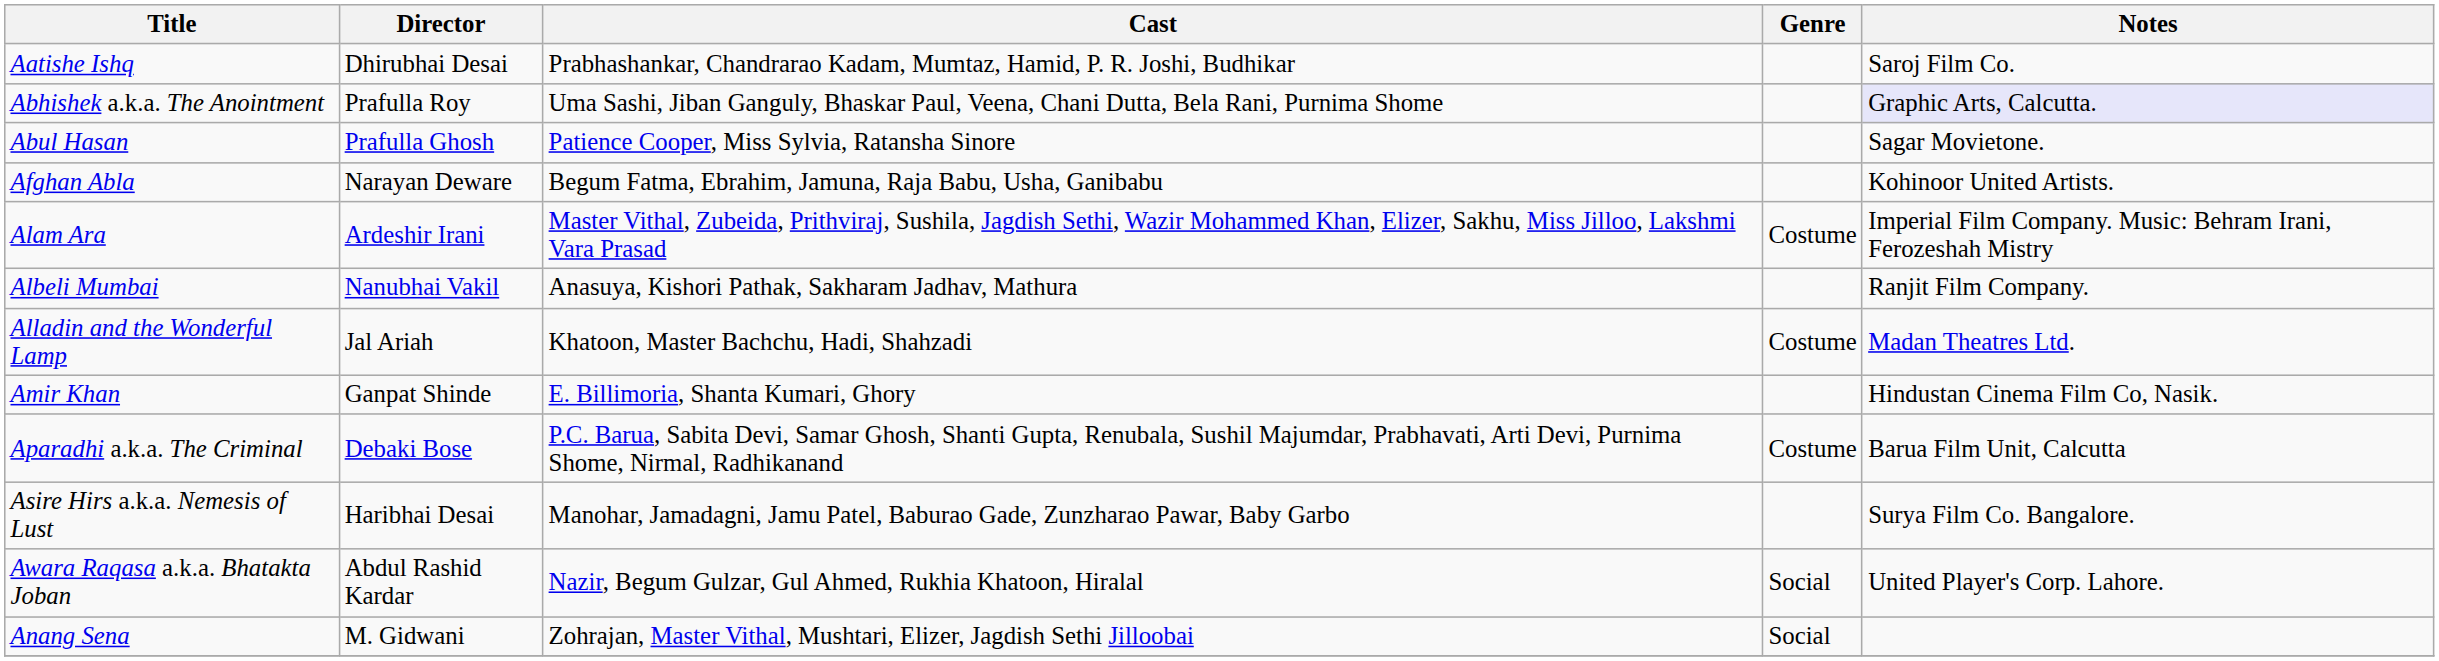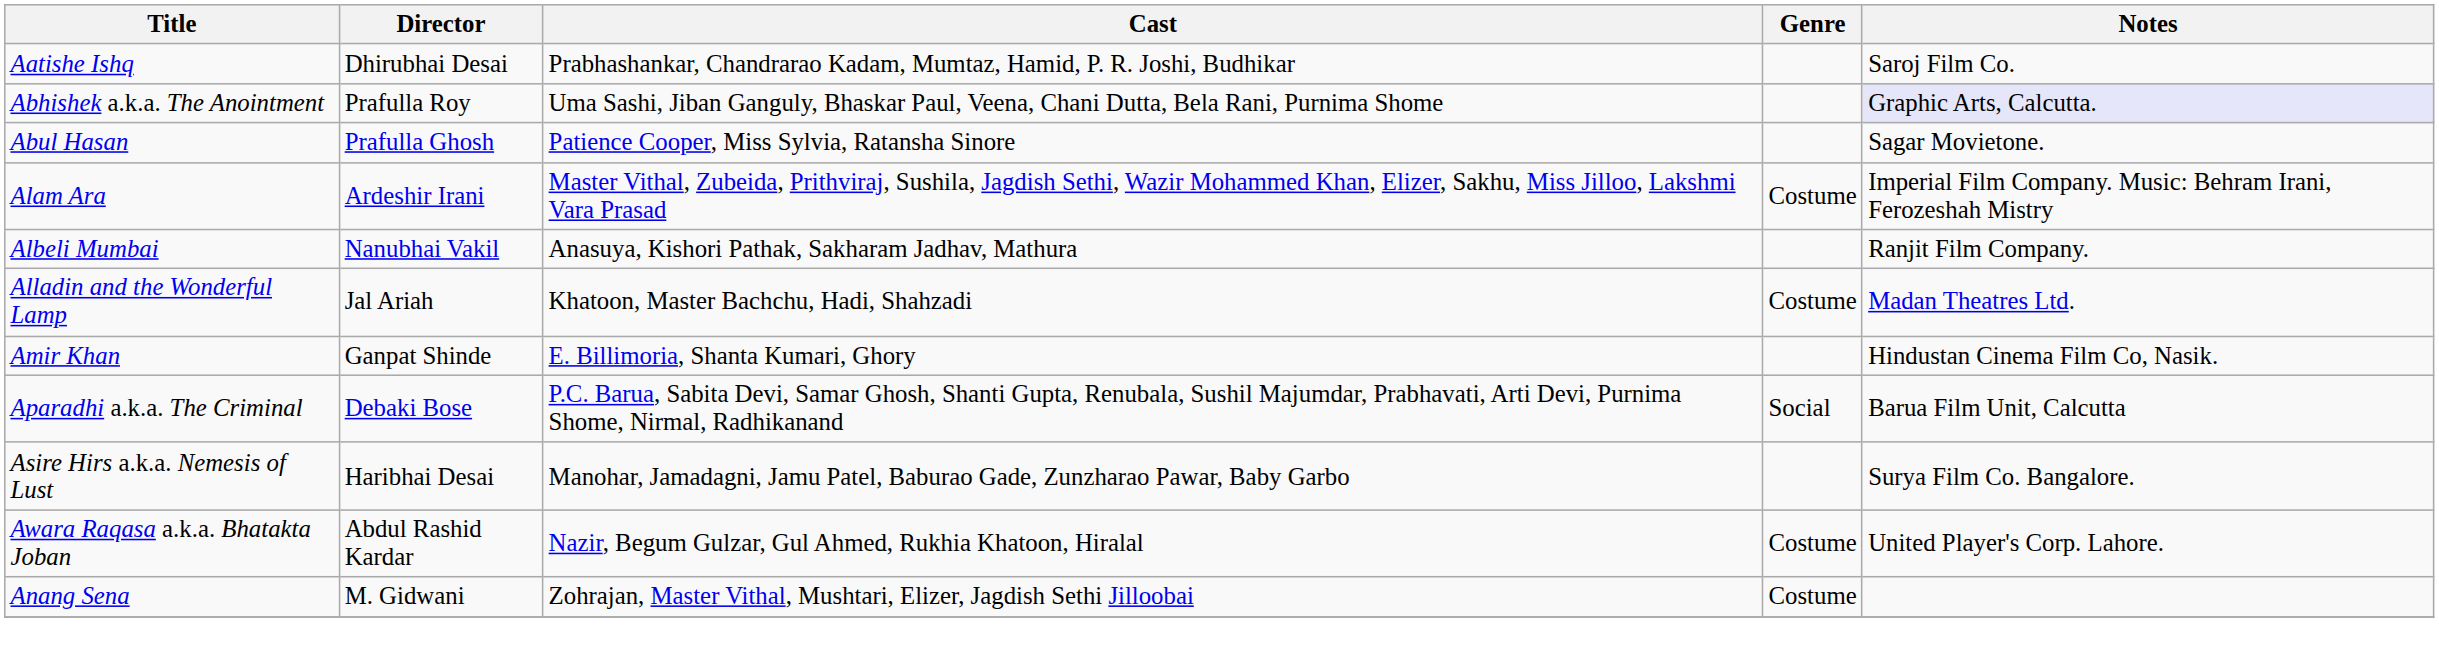- row: (73, 181)
(1813, 447) Costume -> (1800, 408) Social
(1800, 582) Social -> (1813, 543) Costume
(1800, 635) Social -> (1813, 596) Costume
